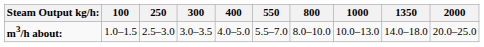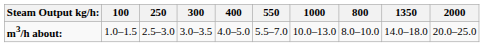columns swapped: (312, 13) <-> (357, 13)
